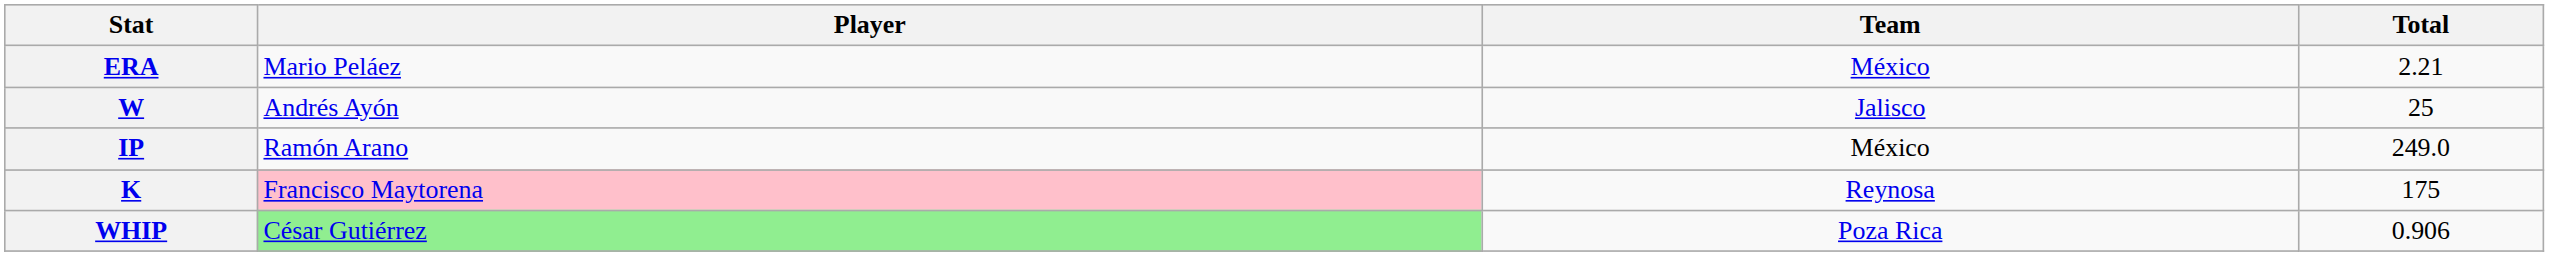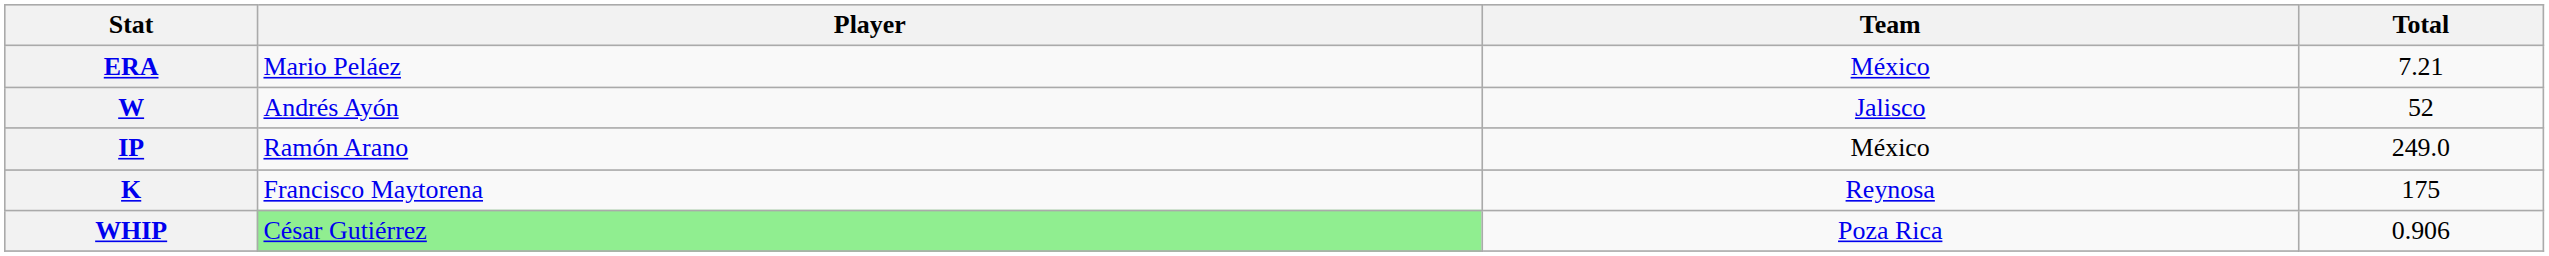(2421, 66) 2.21 -> (2421, 66) 7.21
(2421, 107) 25 -> (2421, 107) 52
(373, 189) pink background -> (373, 189) no background
